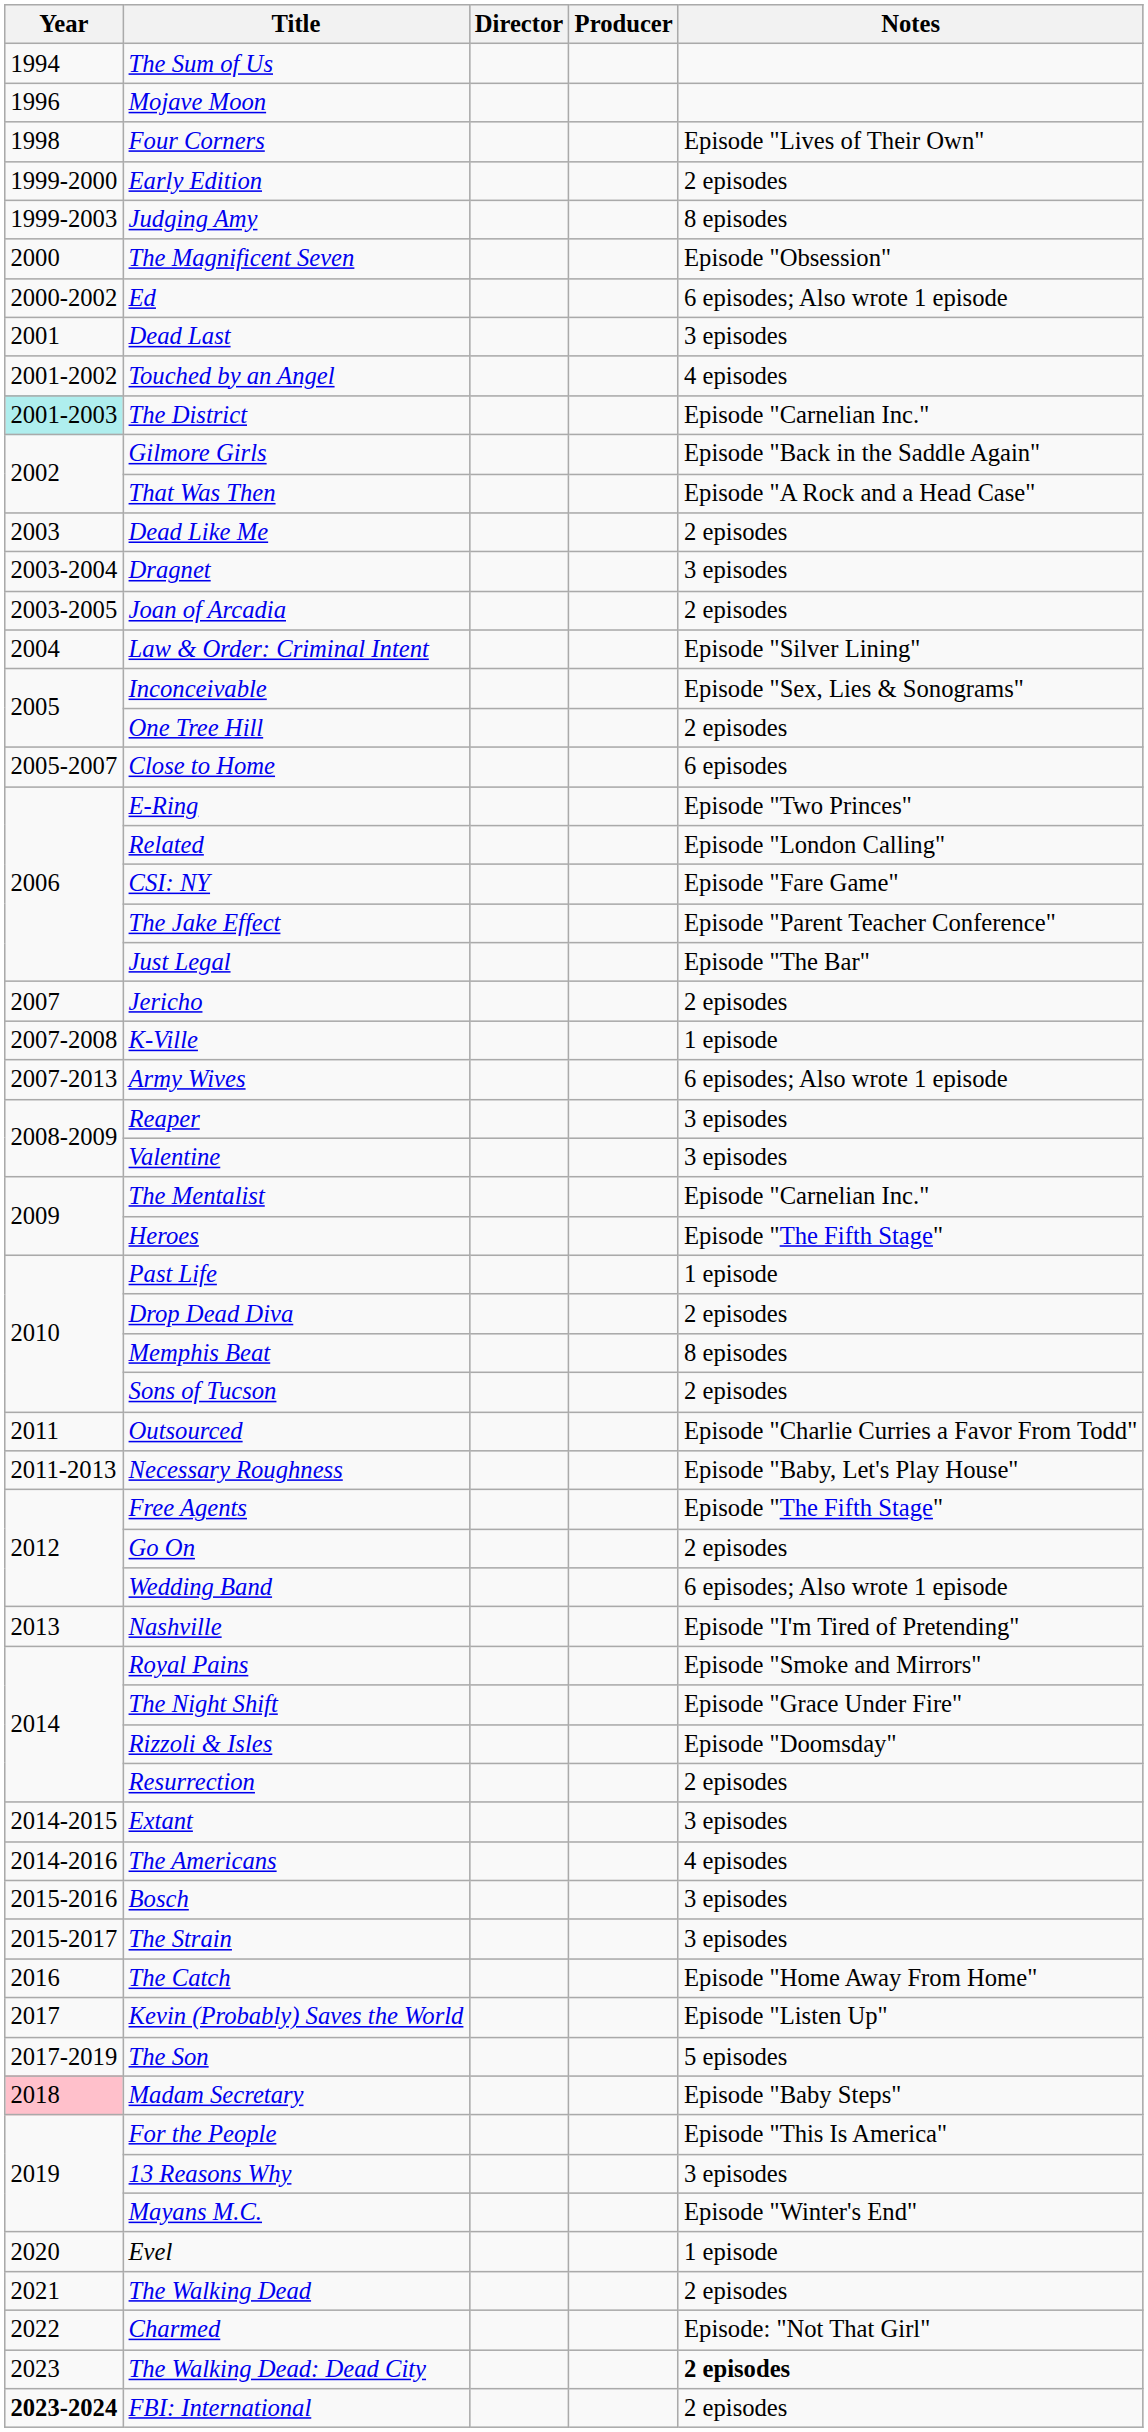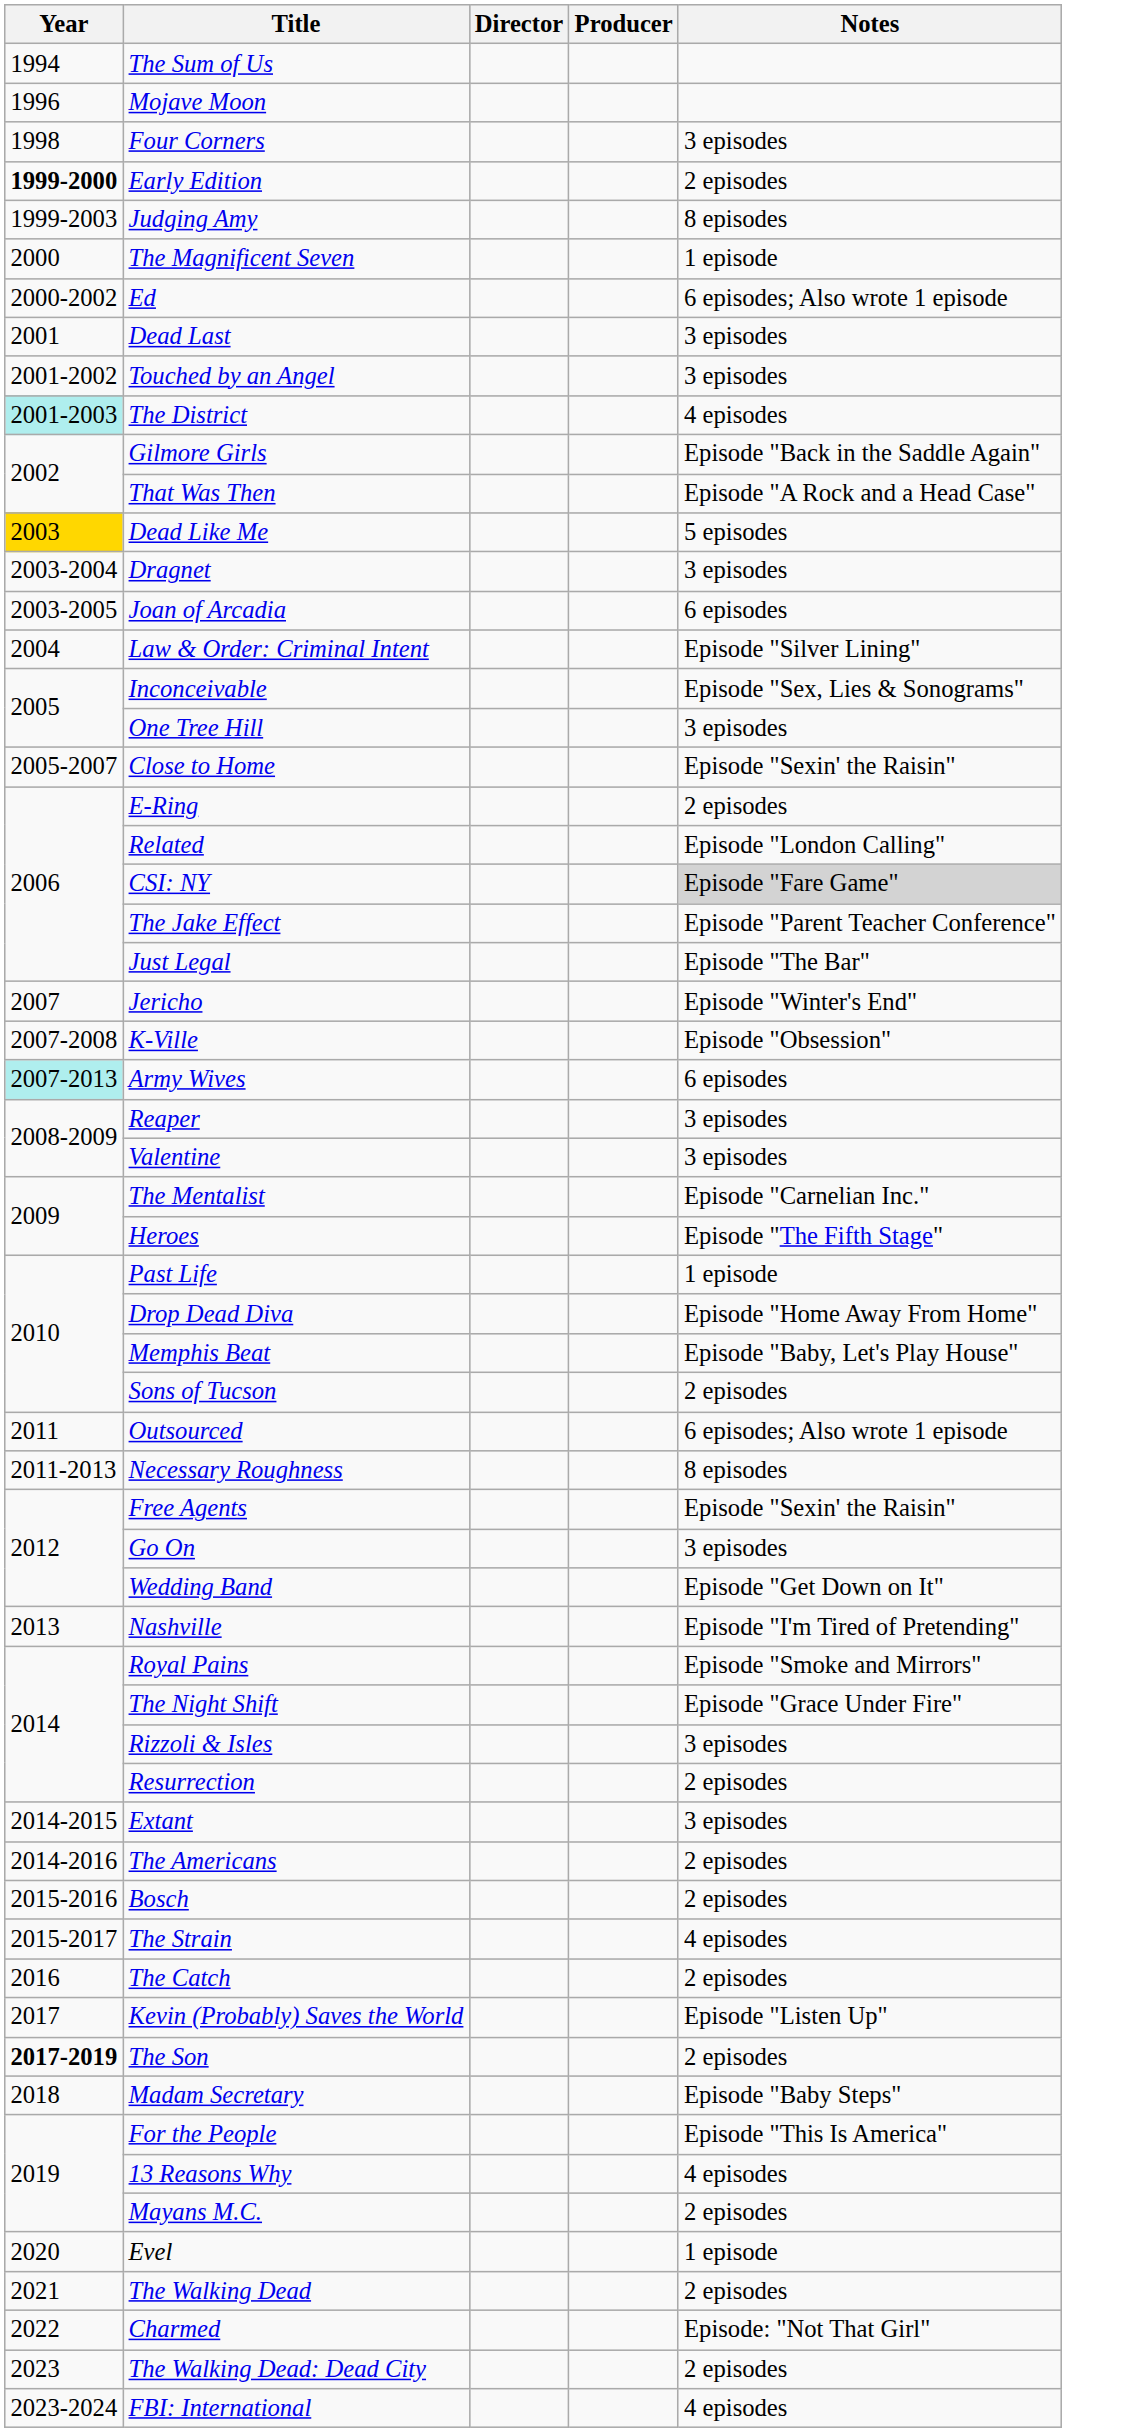(834, 141) Episode "Lives of Their Own" -> (736, 141) 3 episodes
(64, 180) normal -> (64, 180) bold
(788, 258) Episode "Obsession" -> (731, 258) 1 episode
(736, 375) 4 episodes -> (736, 375) 3 episodes
(807, 414) Episode "Carnelian Inc." -> (736, 414) 4 episodes
(35, 532) no background -> (35, 532) gold background
(736, 532) 2 episodes -> (736, 532) 5 episodes
(736, 610) 2 episodes -> (736, 610) 6 episodes
(736, 727) 2 episodes -> (736, 727) 3 episodes
(736, 766) 6 episodes -> (820, 766) Episode "Sexin' the Raisin"
(798, 805) Episode "Two Princes" -> (736, 805) 2 episodes
(791, 883) no background -> (791, 883) lightgrey background
(736, 1000) 2 episodes -> (801, 1000) Episode "Winter's End"
(731, 1040) 1 episode -> (788, 1040) Episode "Obsession"
(64, 1079) no background -> (64, 1079) paleturquoise background
(846, 1079) 6 episodes; Also wrote 1 episode -> (736, 1079) 6 episodes
(736, 1313) 2 episodes -> (861, 1313) Episode "Home Away From Home"
(736, 1352) 8 episodes -> (851, 1352) Episode "Baby, Let's Play House"
(911, 1430) Episode "Charlie Curries a Favor From Todd" -> (846, 1430) 6 episodes; Also wrote 1 episode
(851, 1469) Episode "Baby, Let's Play House" -> (736, 1469) 8 episodes
(814, 1508) Episode "The Fifth Stage" -> (820, 1508) Episode "Sexin' the Raisin"
(736, 1548) 2 episodes -> (736, 1548) 3 episodes
(846, 1587) 6 episodes; Also wrote 1 episode -> (814, 1587) Episode "Get Down on It"
(790, 1743) Episode "Doomsday" -> (736, 1743) 3 episodes
(736, 1860) 4 episodes -> (736, 1860) 2 episodes
(736, 1899) 3 episodes -> (736, 1899) 2 episodes
(736, 1938) 3 episodes -> (736, 1938) 4 episodes
(861, 1977) Episode "Home Away From Home" -> (736, 1977) 2 episodes
(64, 2056) normal -> (64, 2056) bold
(736, 2056) 5 episodes -> (736, 2056) 2 episodes
(35, 2095) pink background -> (35, 2095) no background
(736, 2173) 3 episodes -> (736, 2173) 4 episodes
(801, 2212) Episode "Winter's End" -> (736, 2212) 2 episodes
(737, 2368) bold -> (736, 2368) normal
(64, 2407) bold -> (64, 2407) normal
(736, 2407) 2 episodes -> (736, 2407) 4 episodes
